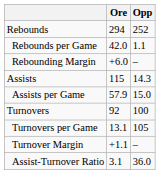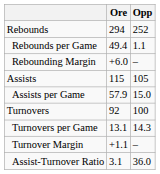(118, 45) 42.0 -> (118, 45) 49.4
(142, 78) 14.3 -> (141, 78) 105
(141, 128) 105 -> (142, 128) 14.3
